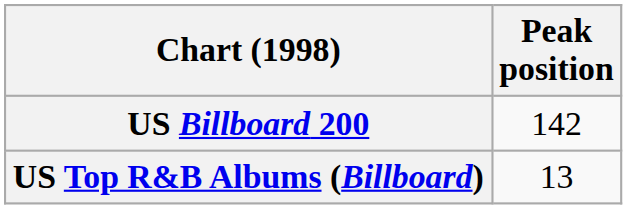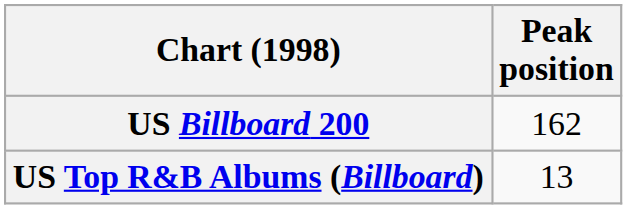(557, 122) 142 -> (557, 122) 162
